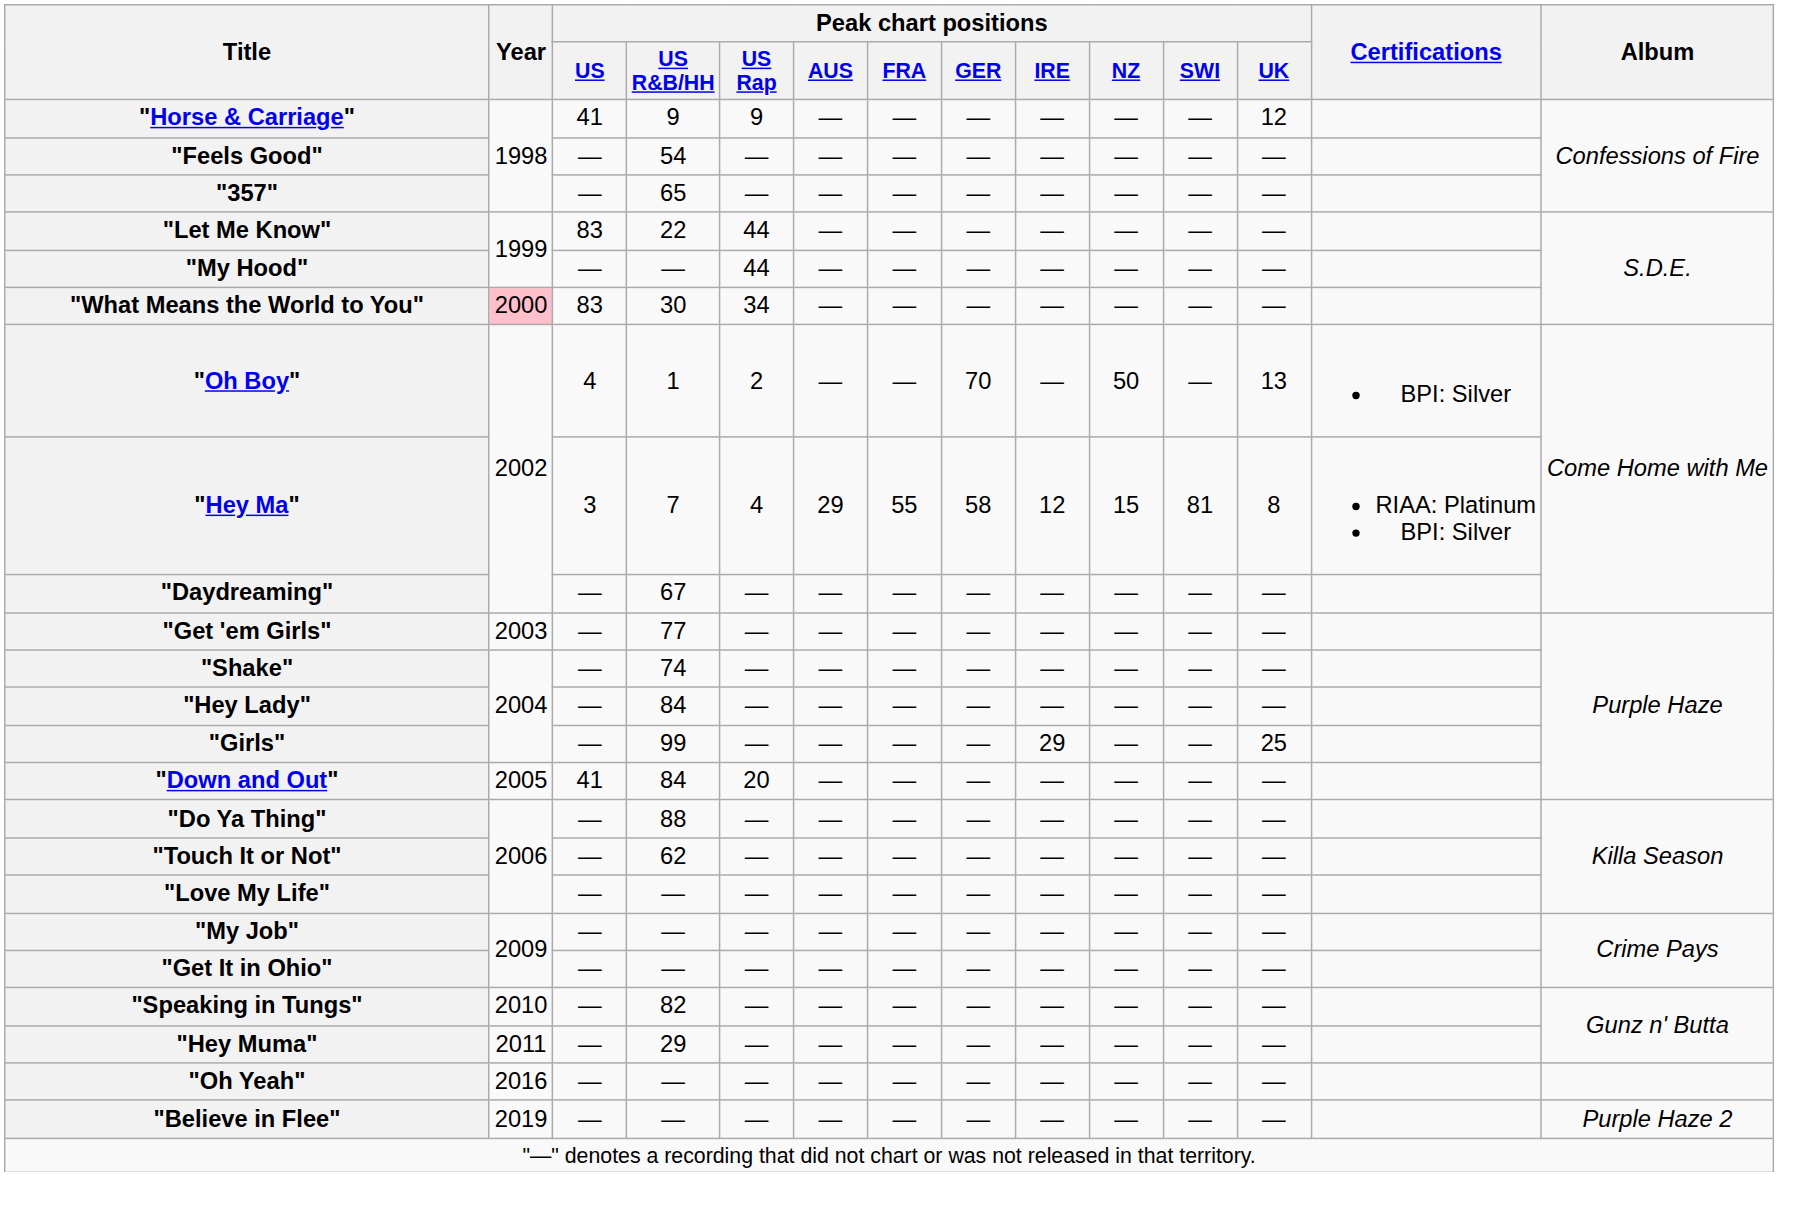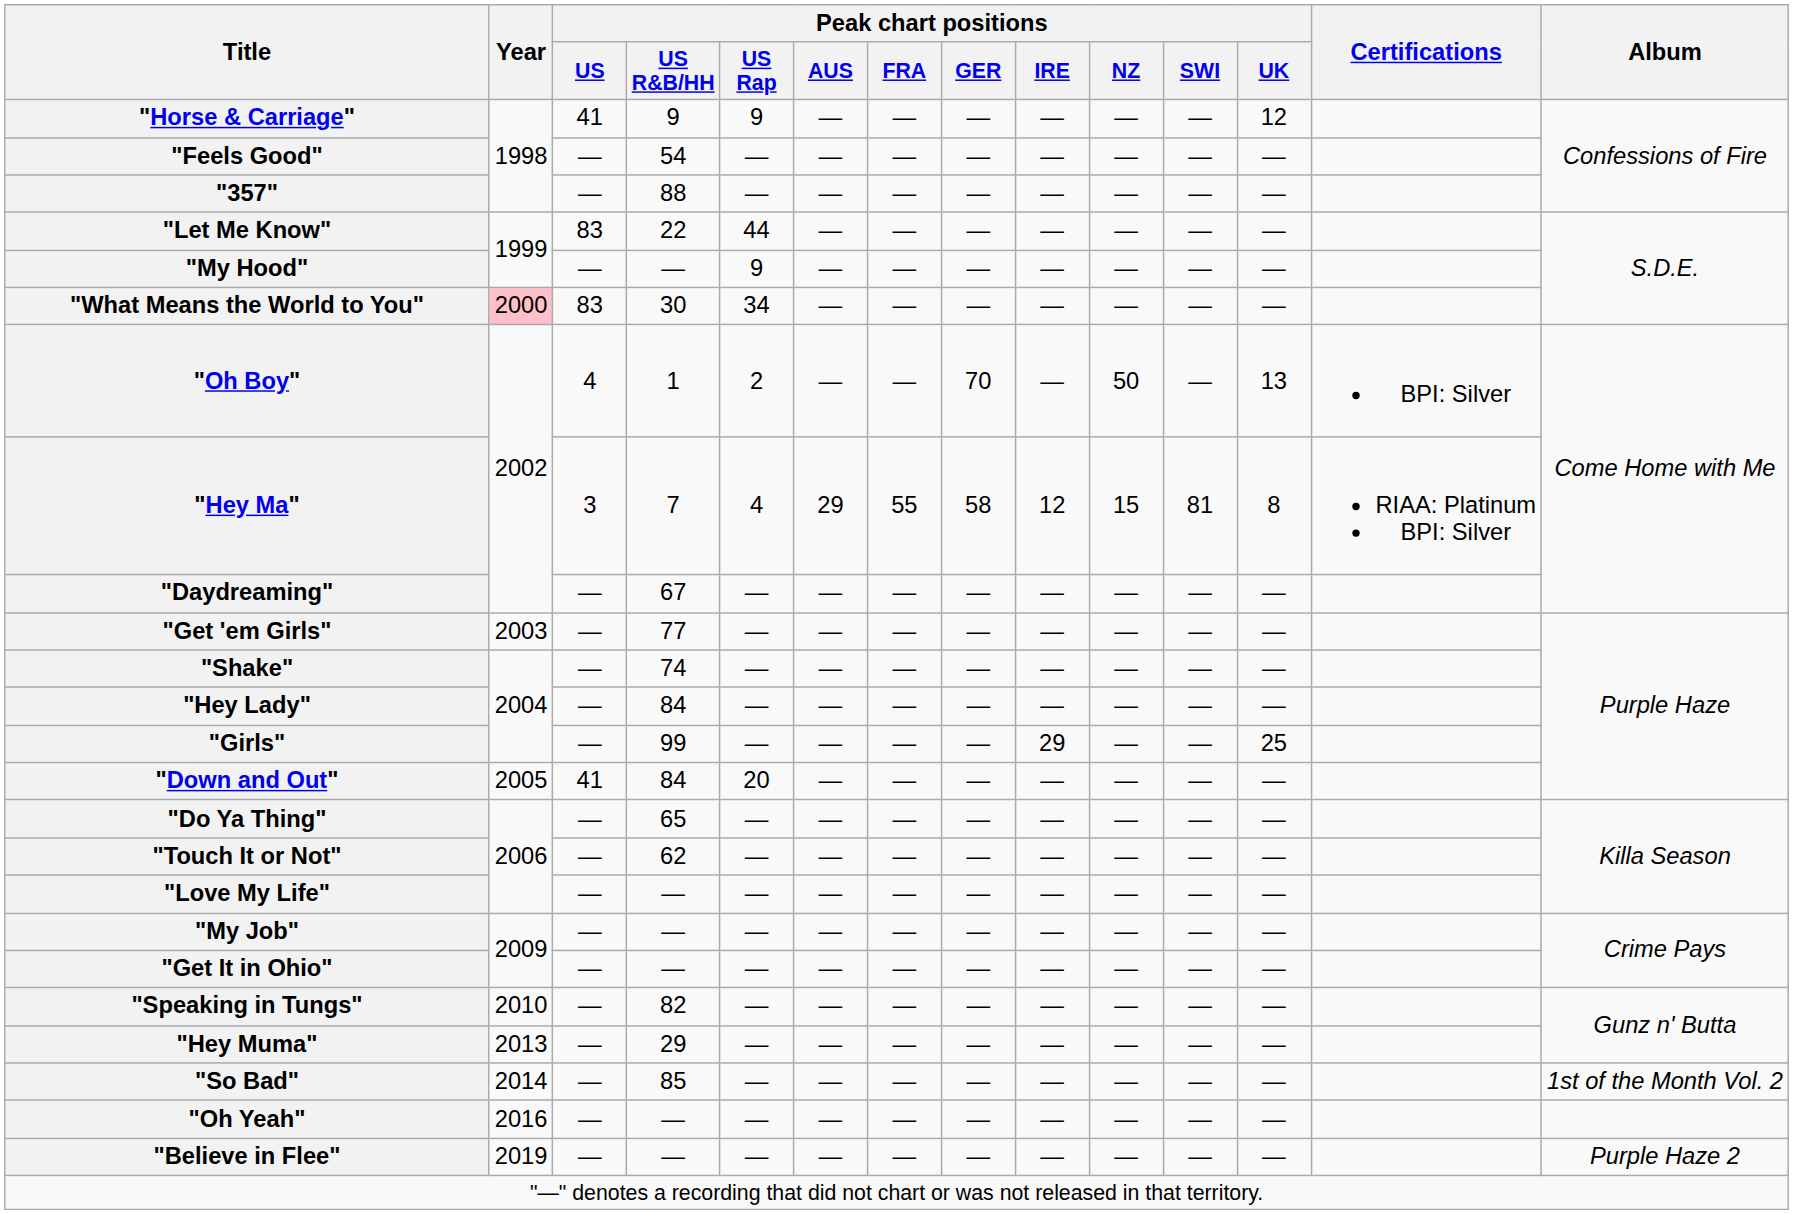(673, 193) 65 -> (673, 193) 88
(757, 268) 44 -> (757, 268) 9
(673, 818) 88 -> (673, 818) 65
(521, 1043) 2011 -> (521, 1043) 2013
+ row: (247, 1081)
